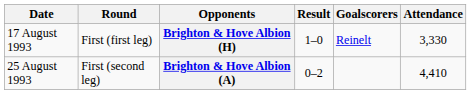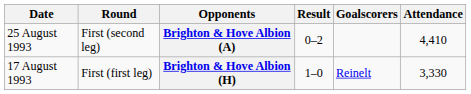rows swapped: (227, 40) <-> (227, 73)
